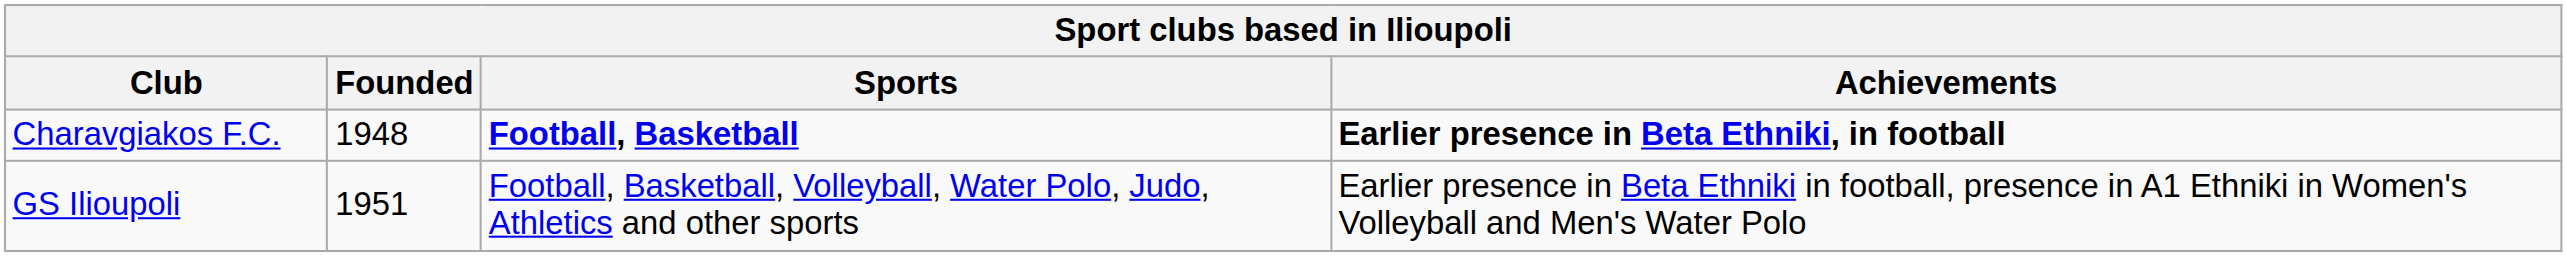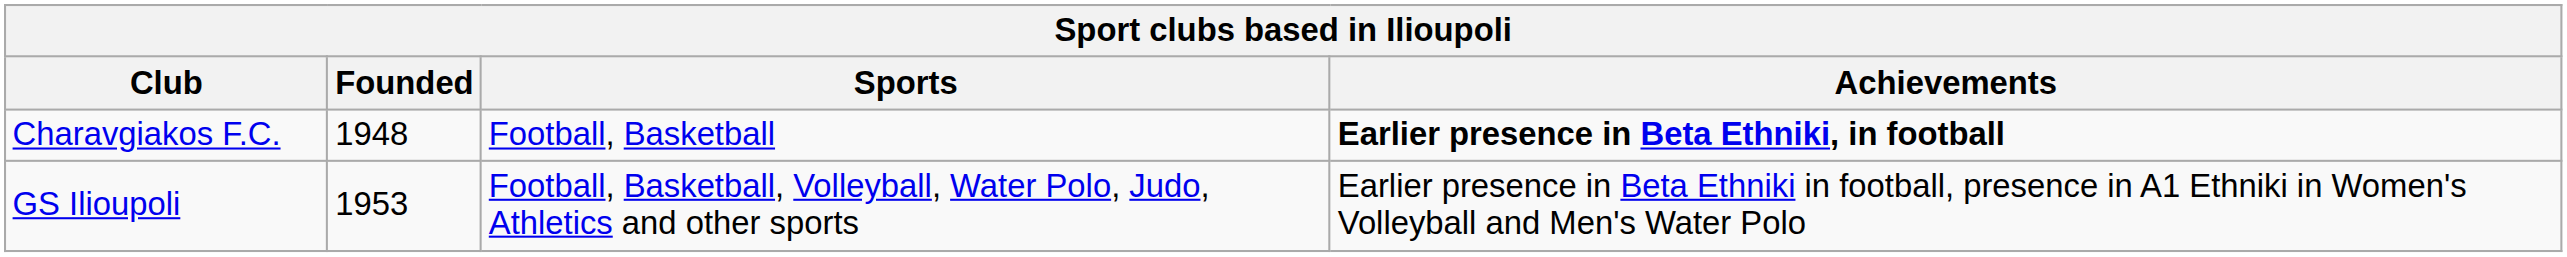(644, 134) bold -> (632, 134) normal
(372, 205) 1951 -> (372, 205) 1953
